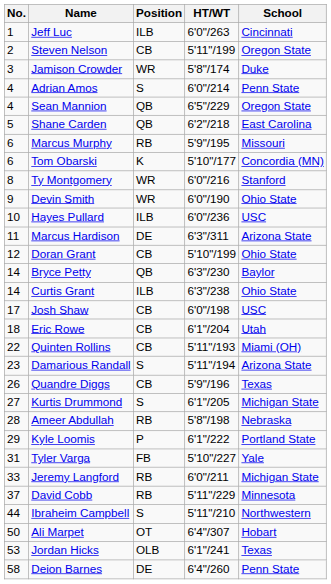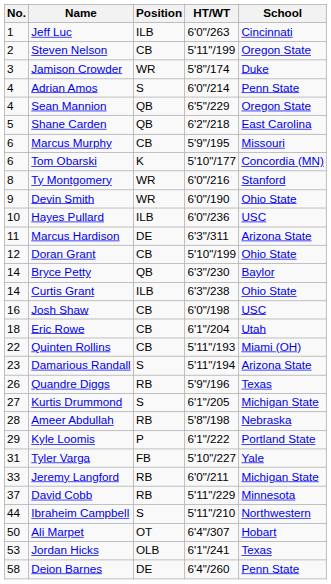(144, 143) RB -> (144, 143) CB
(14, 310) 17 -> (14, 310) 16
(144, 384) CB -> (144, 384) RB
